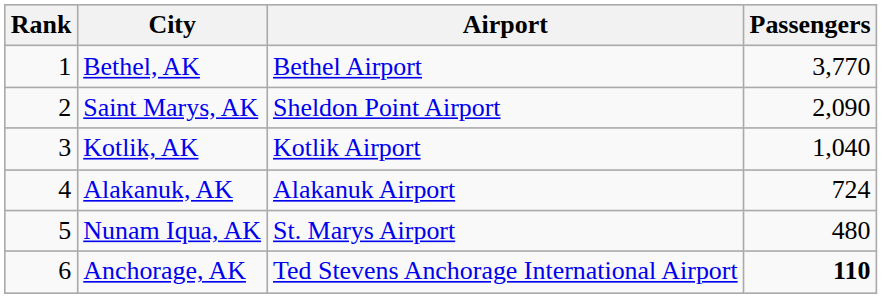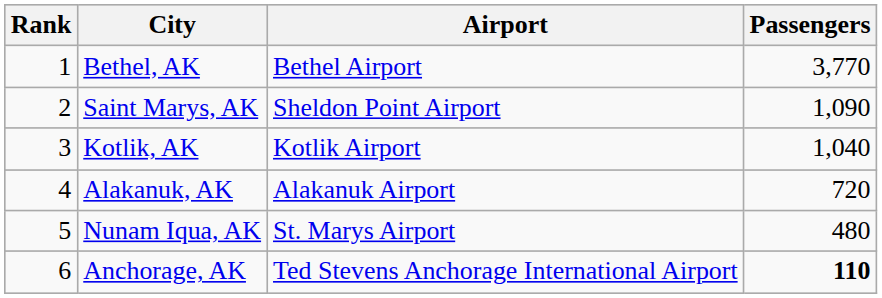(841, 107) 2,090 -> (841, 107) 1,090
(851, 189) 724 -> (851, 189) 720
